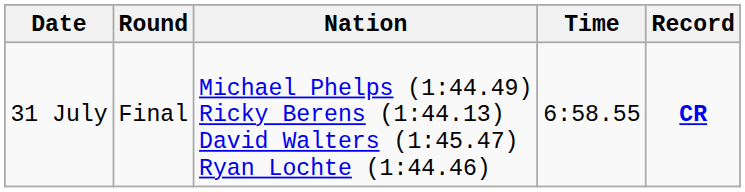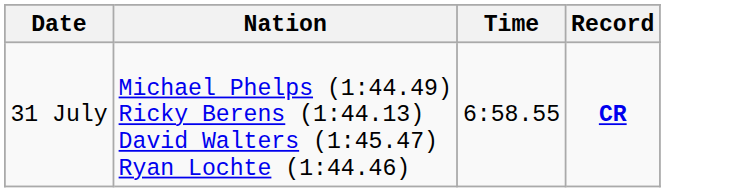- column: (153, 24)
